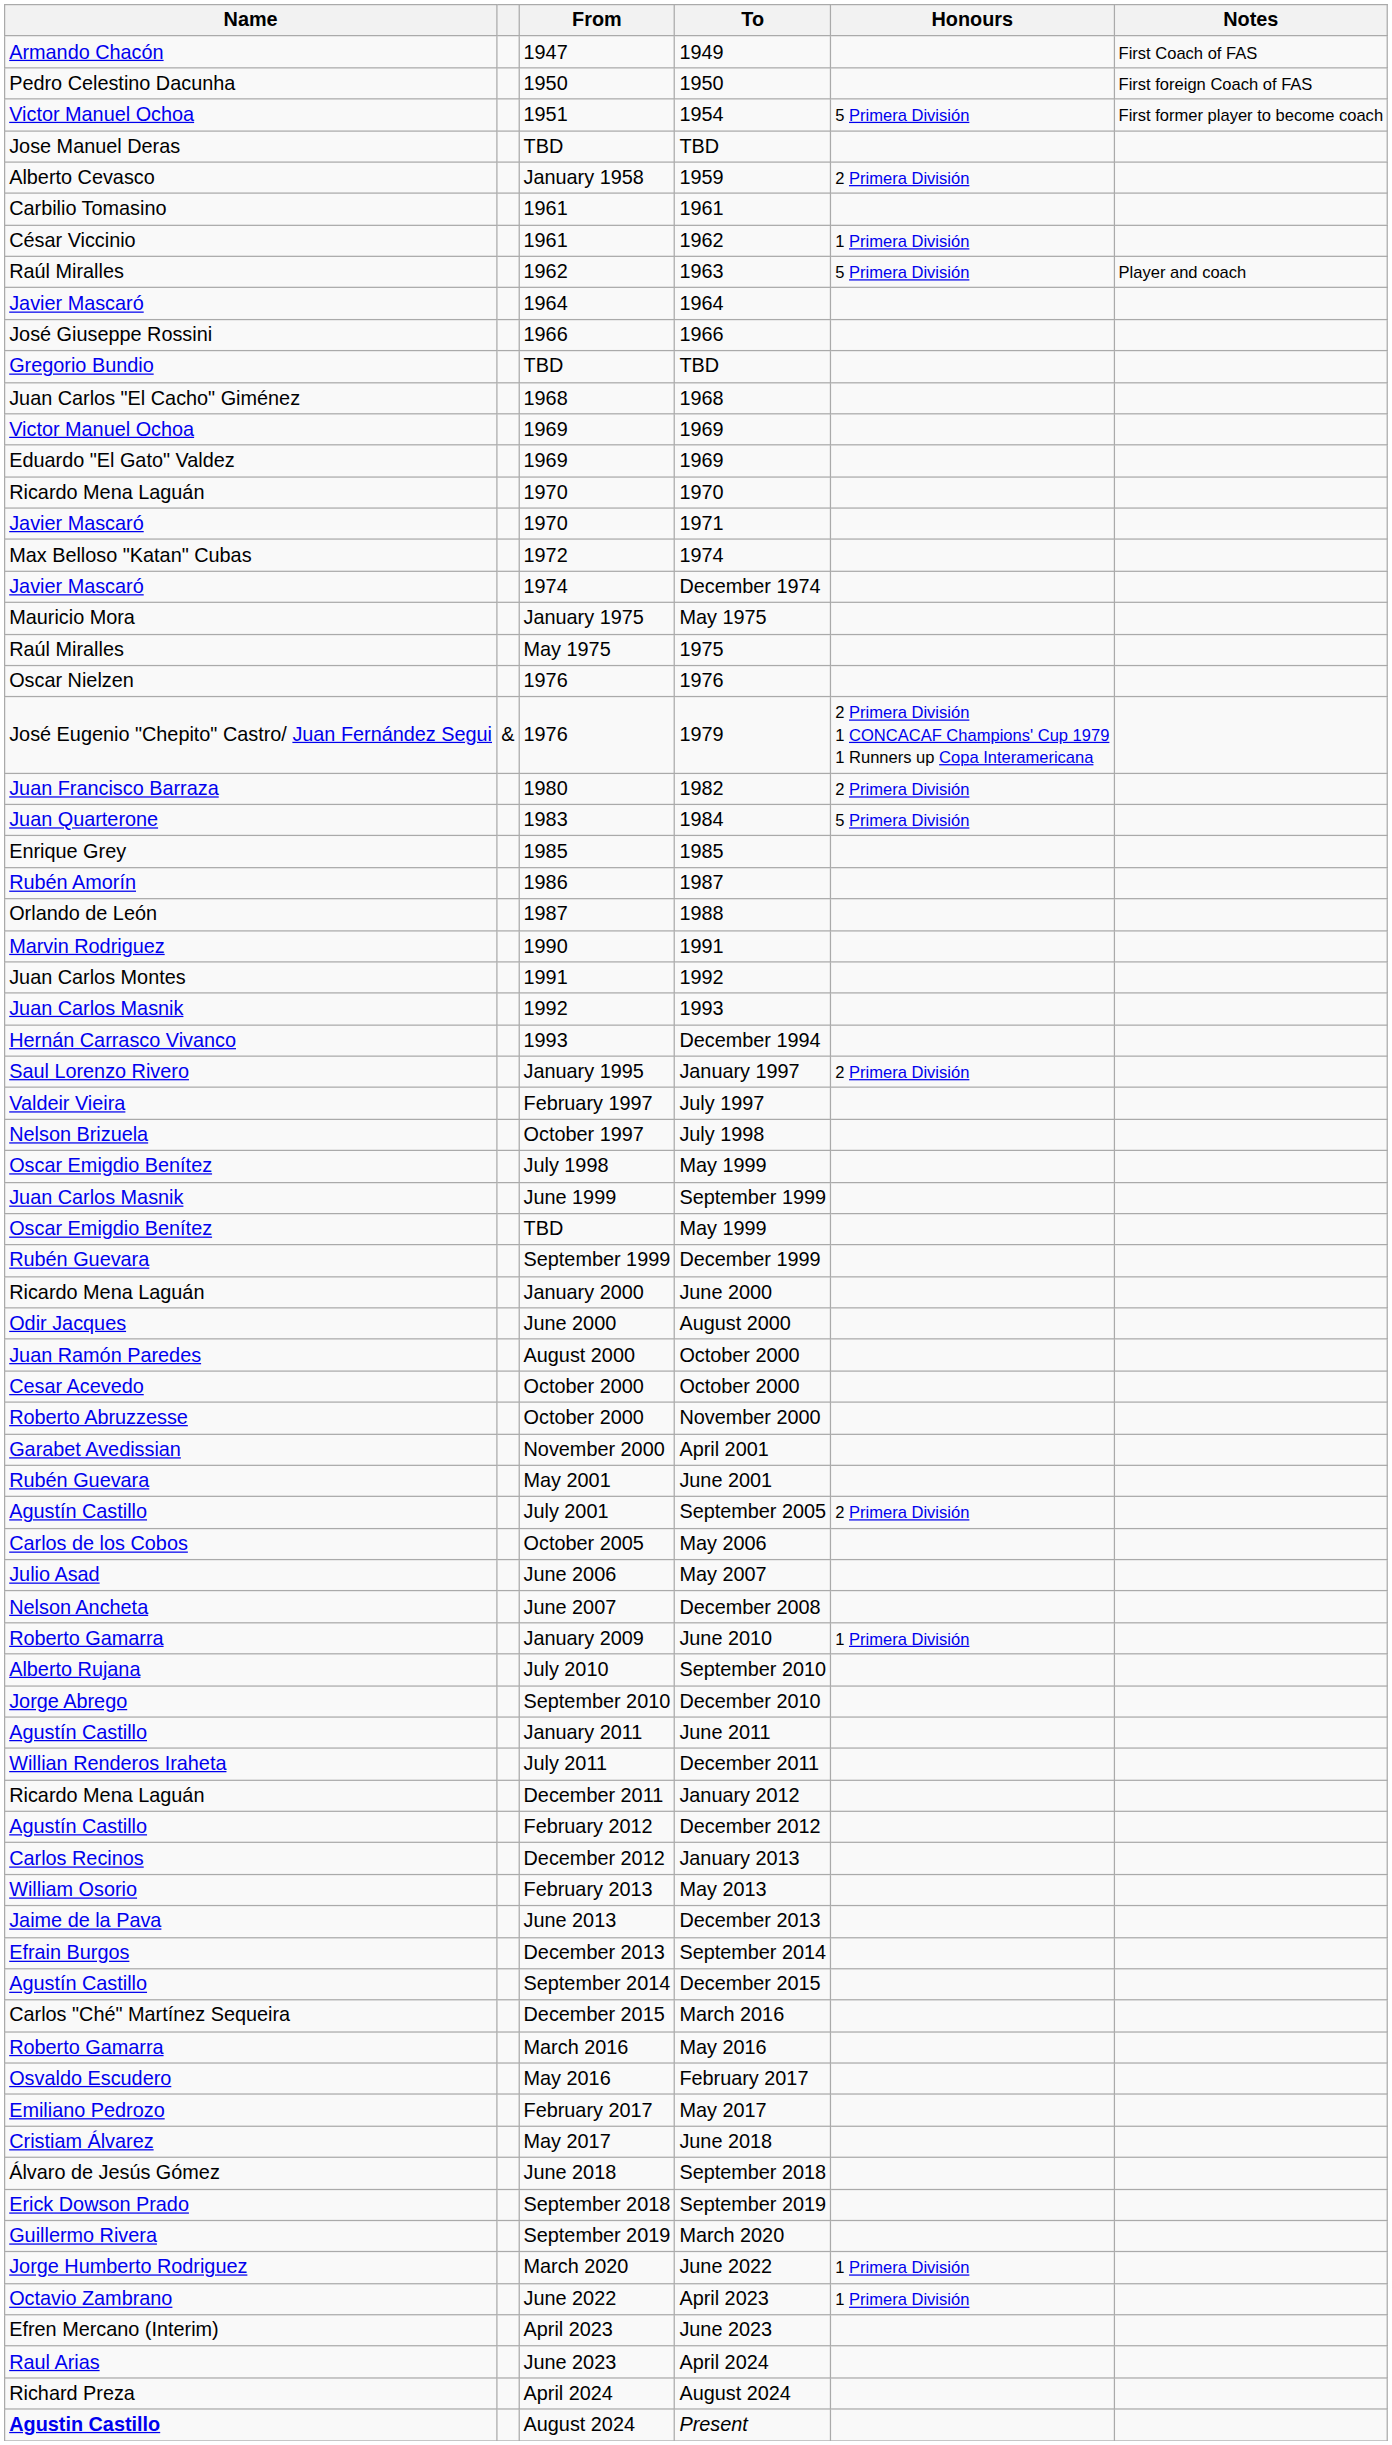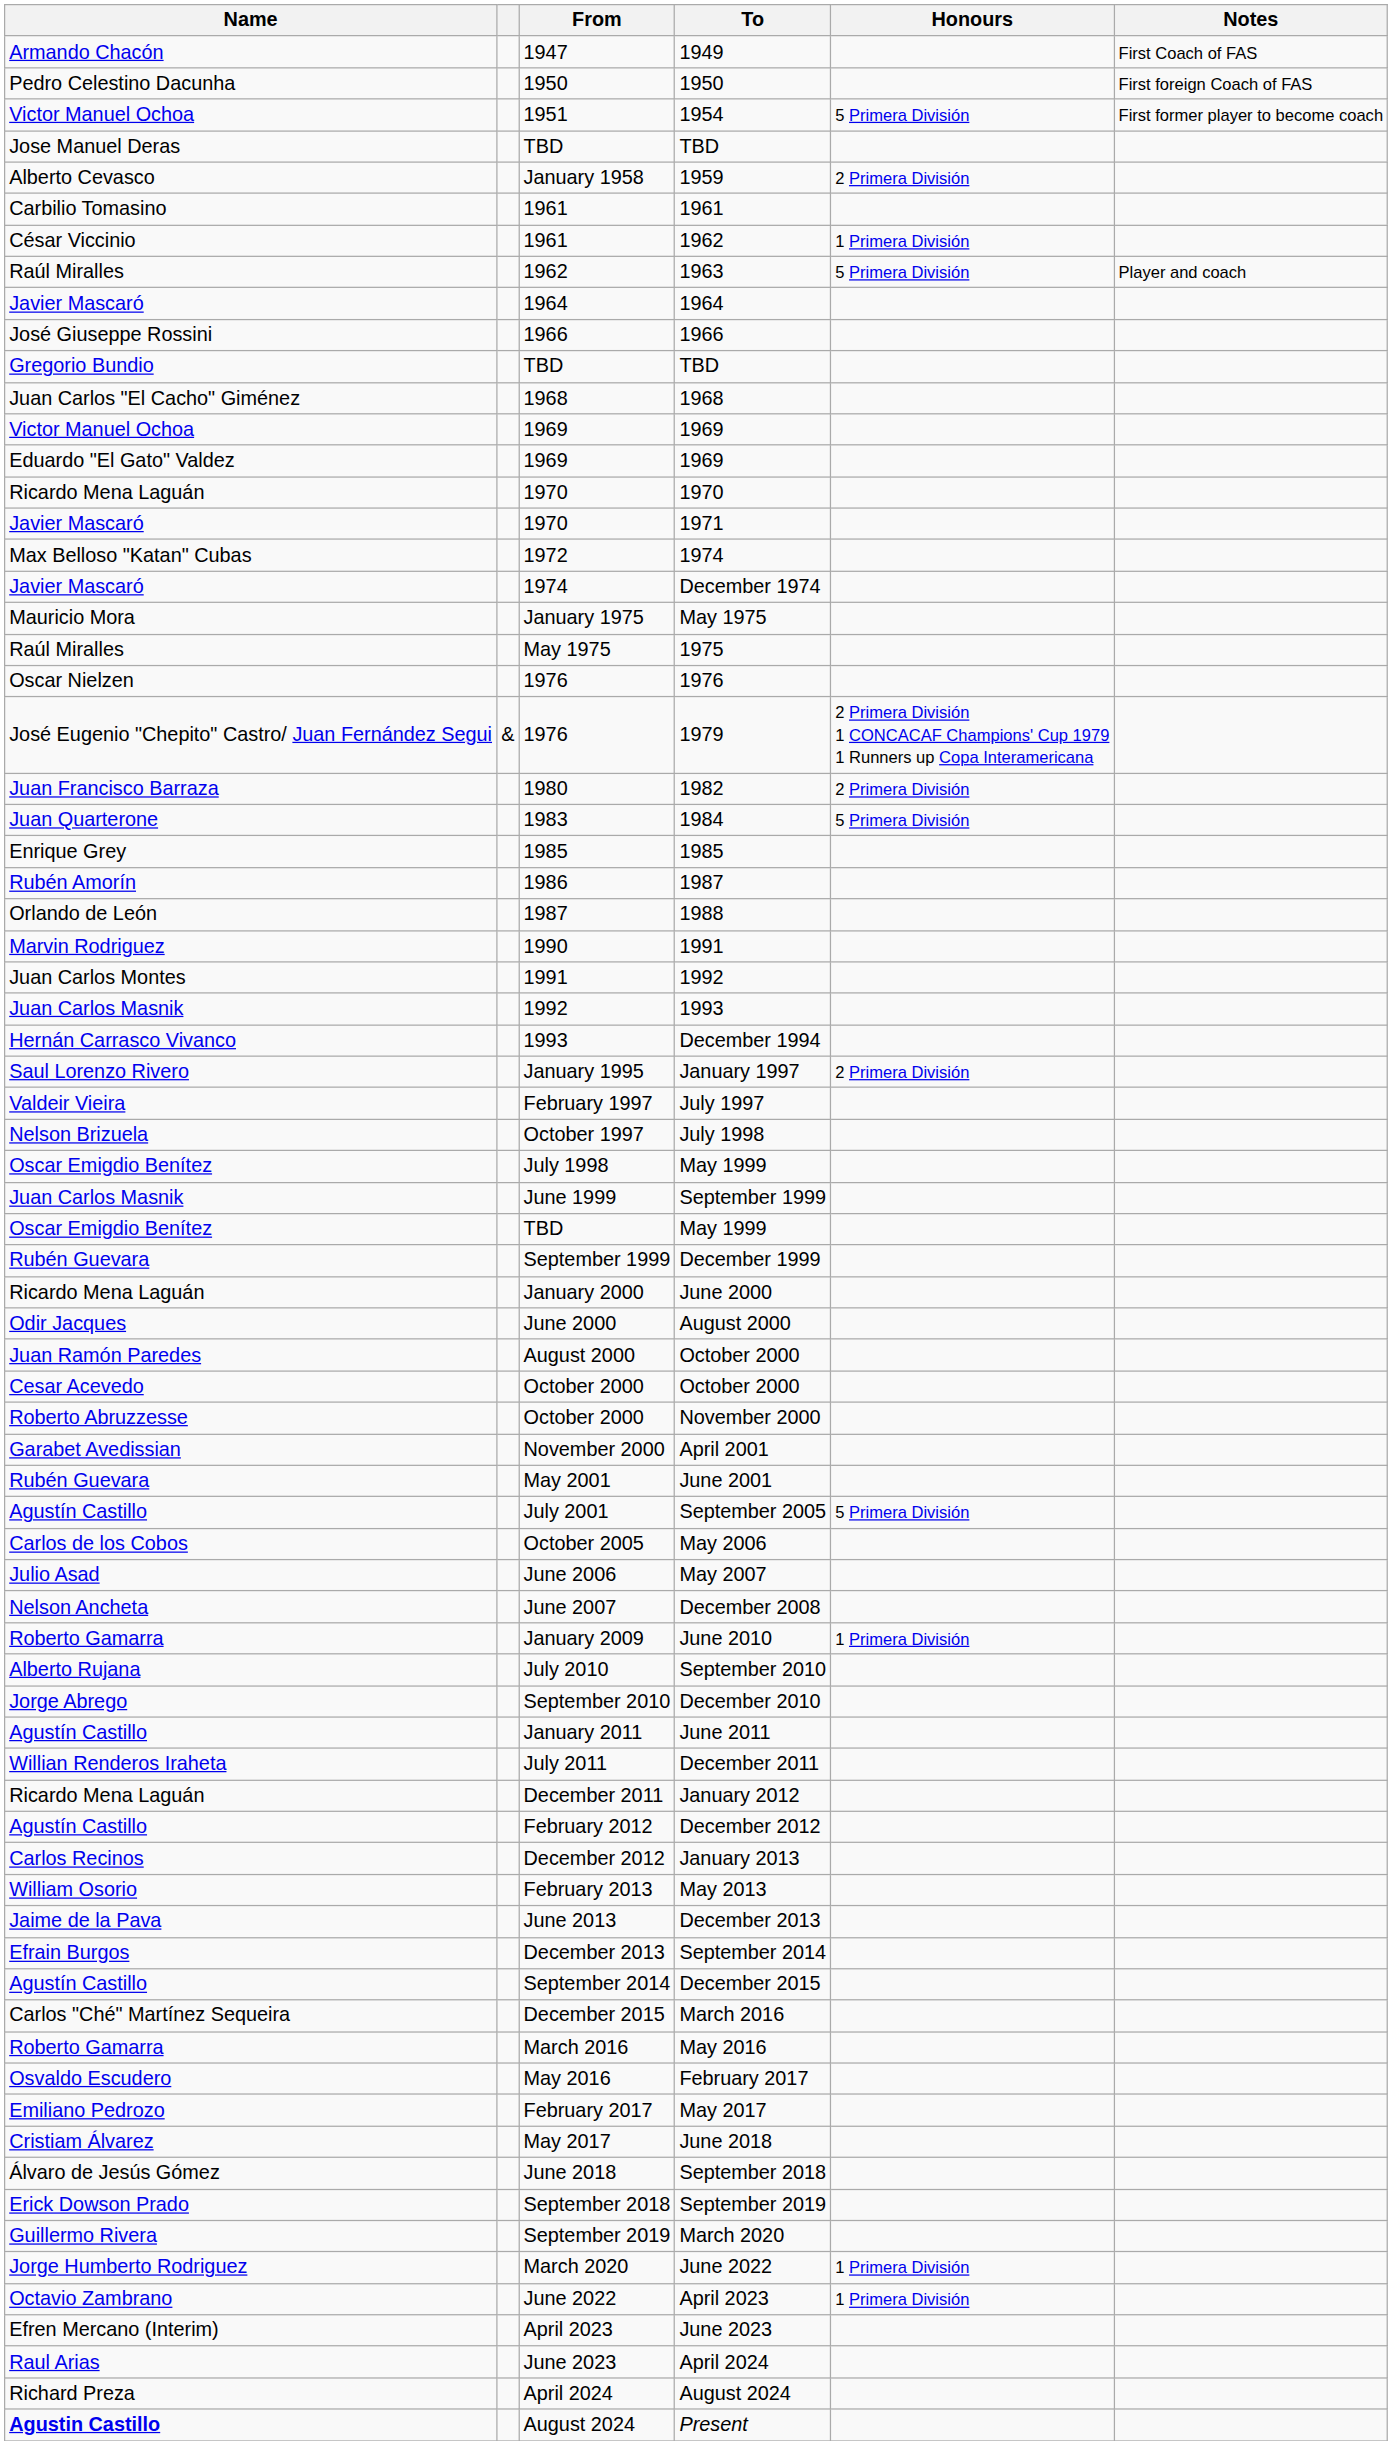(902, 1513) 2 Primera División -> (902, 1513) 5 Primera División
